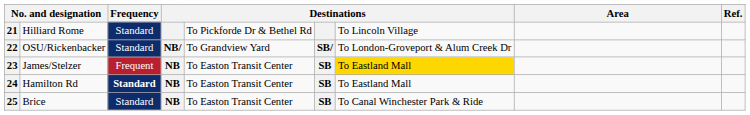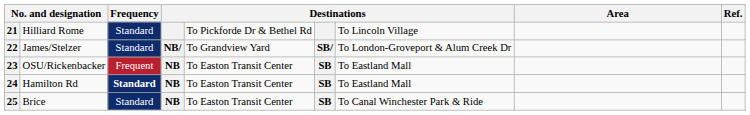(64, 48) OSU/Rickenbacker -> (52, 48) James/Stelzer
(52, 66) James/Stelzer -> (64, 66) OSU/Rickenbacker
(375, 66) gold background -> (375, 66) no background
